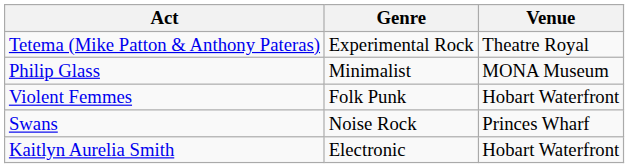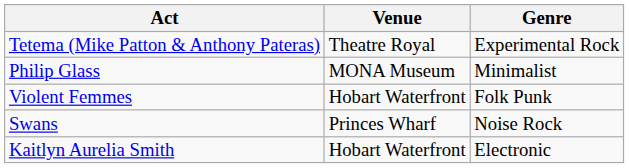columns swapped: (401, 18) <-> (551, 18)
